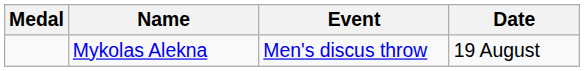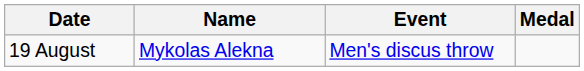columns swapped: (36, 19) <-> (514, 19)
